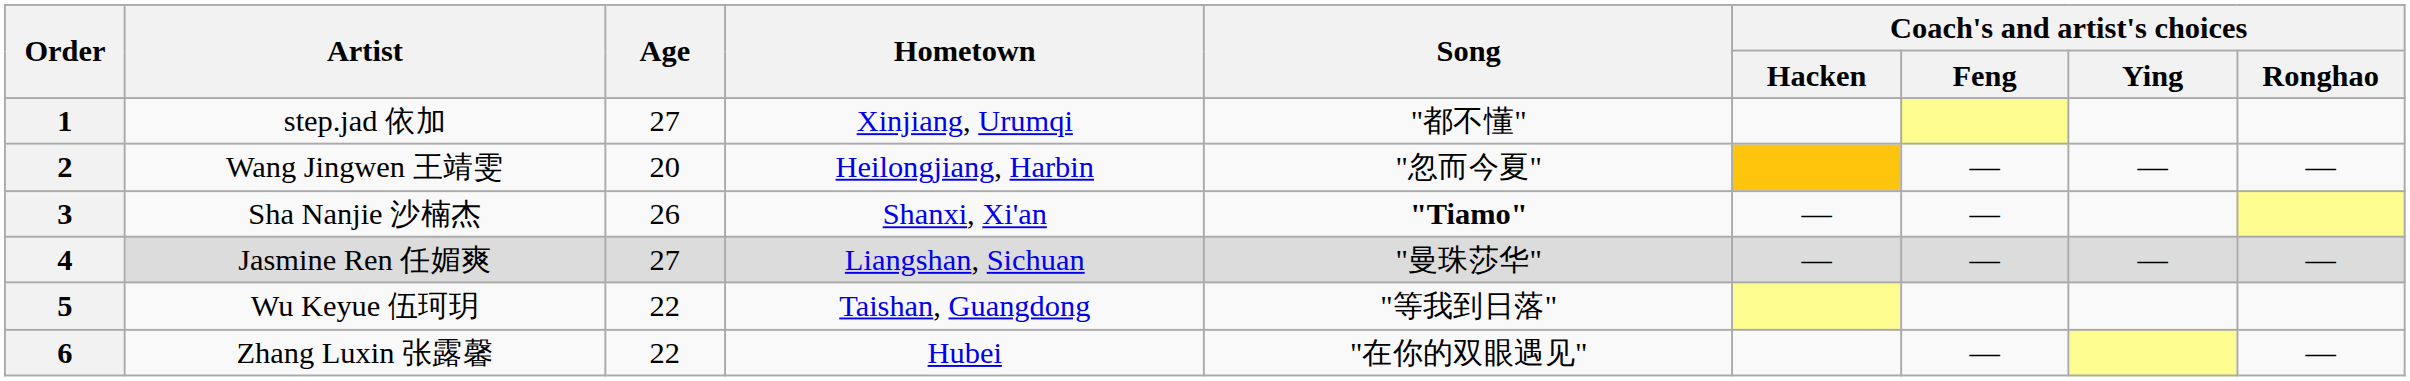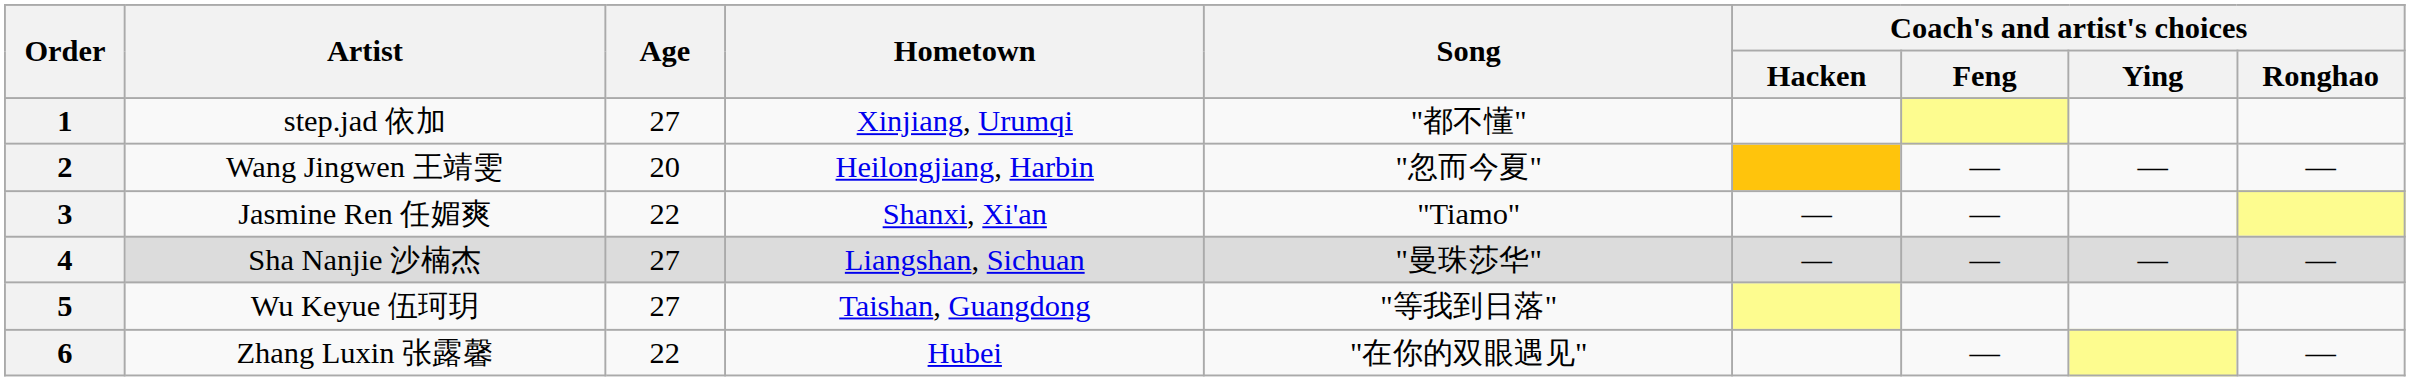(365, 213) Sha Nanjie 沙楠杰 -> (365, 213) Jasmine Ren 任媚爽
(665, 213) 26 -> (665, 213) 22
(1469, 213) bold -> (1469, 213) normal
(365, 260) Jasmine Ren 任媚爽 -> (365, 260) Sha Nanjie 沙楠杰
(665, 306) 22 -> (665, 306) 27
